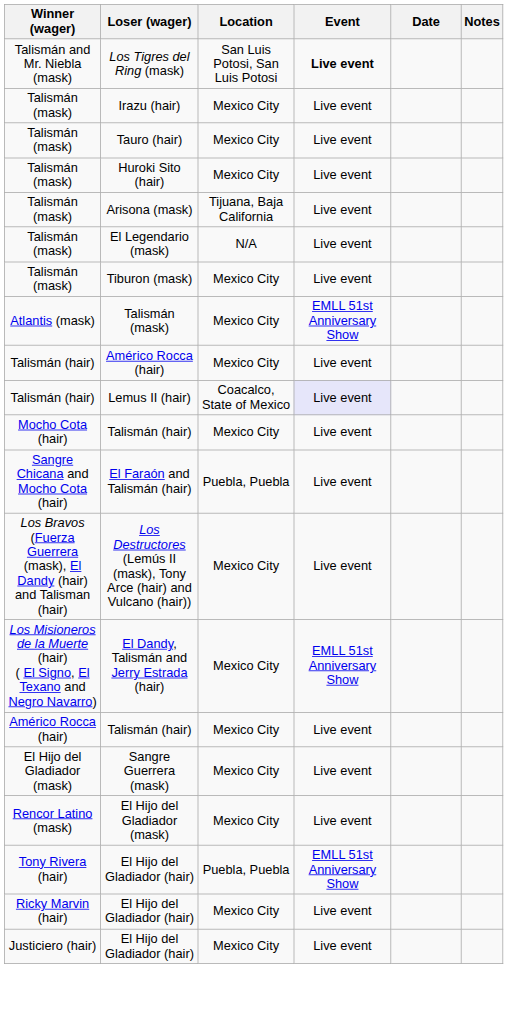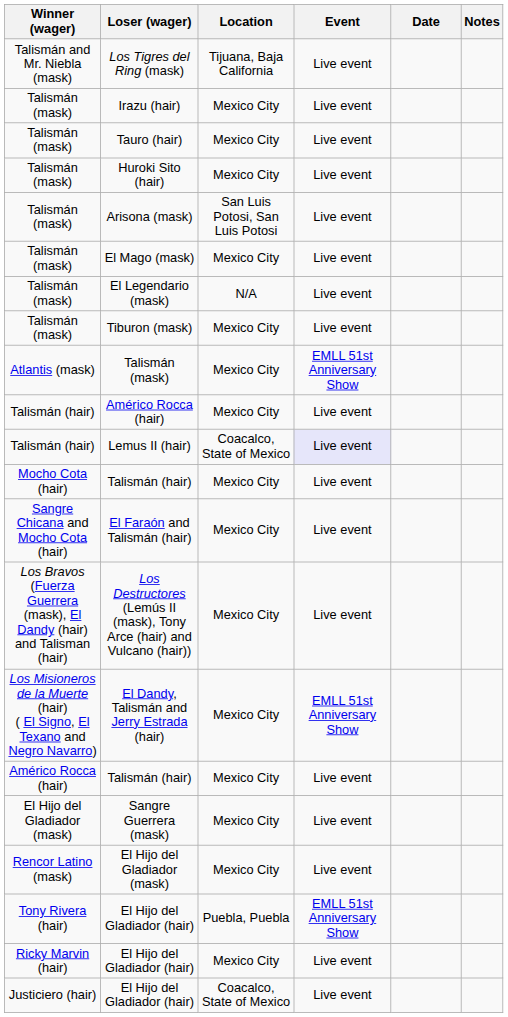(246, 63) San Luis Potosi, San Luis Potosi -> (246, 63) Tijuana, Baja California
(342, 63) bold -> (342, 63) normal
(246, 209) Tijuana, Baja California -> (246, 216) San Luis Potosi, San Luis Potosi
+ row: (53, 258)
(246, 481) Puebla, Puebla -> (246, 530) Mexico City
(246, 946) Mexico City -> (246, 995) Coacalco, State of Mexico
